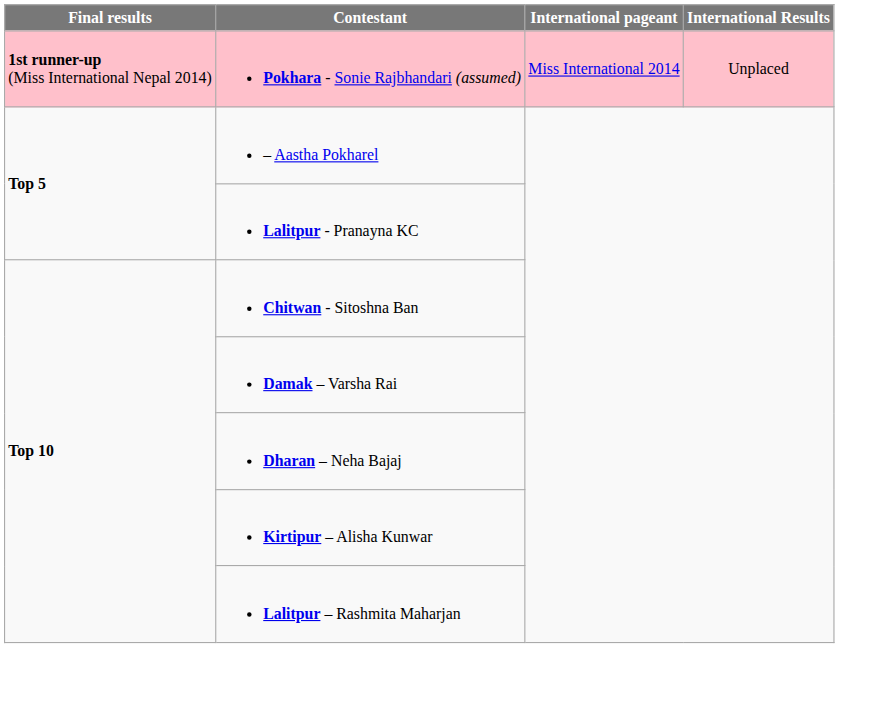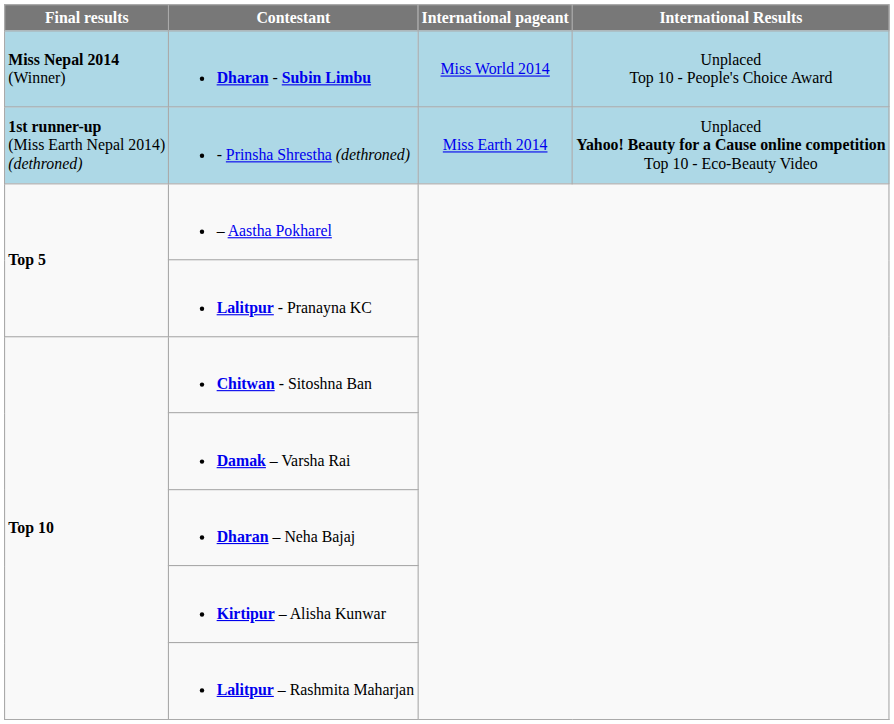+ row: (293, 79)
+ row: (293, 155)
- row: (370, 79)
